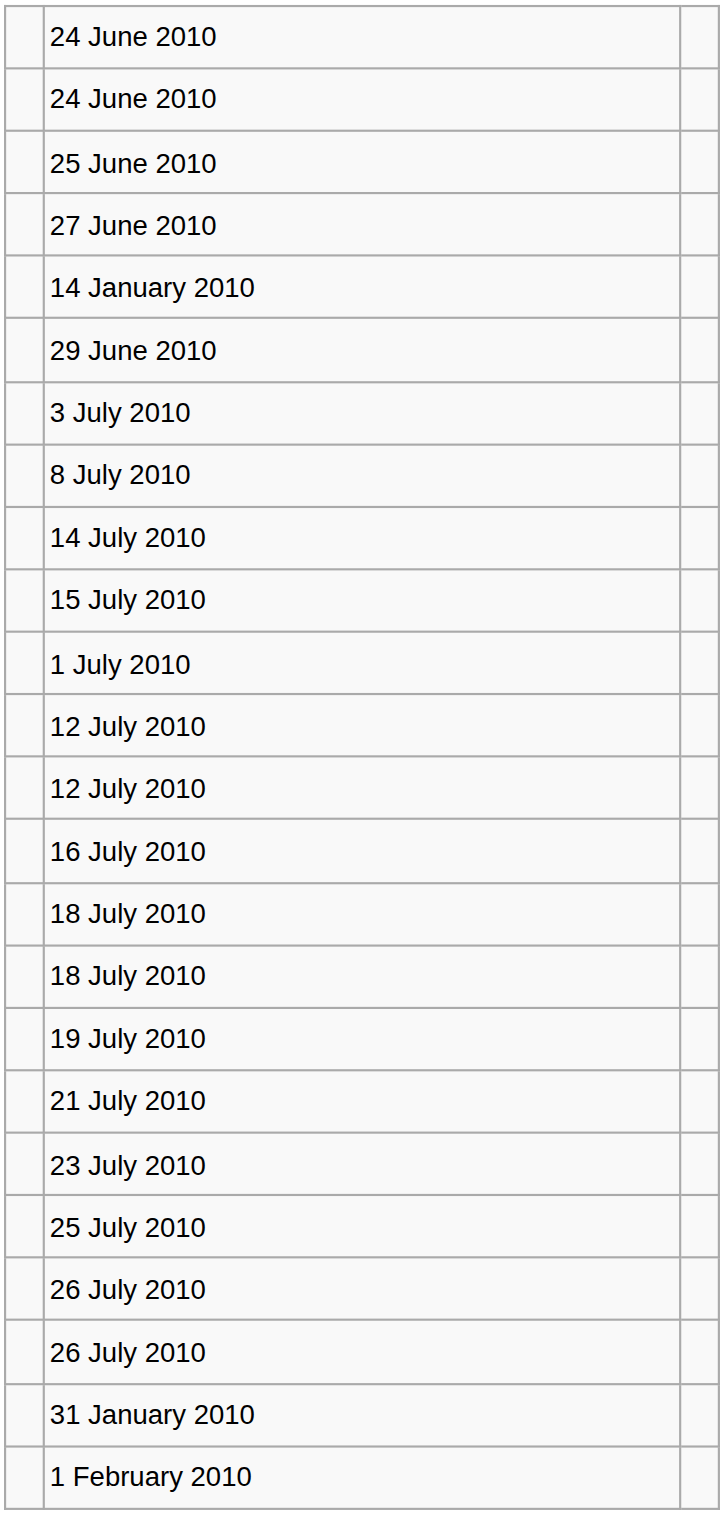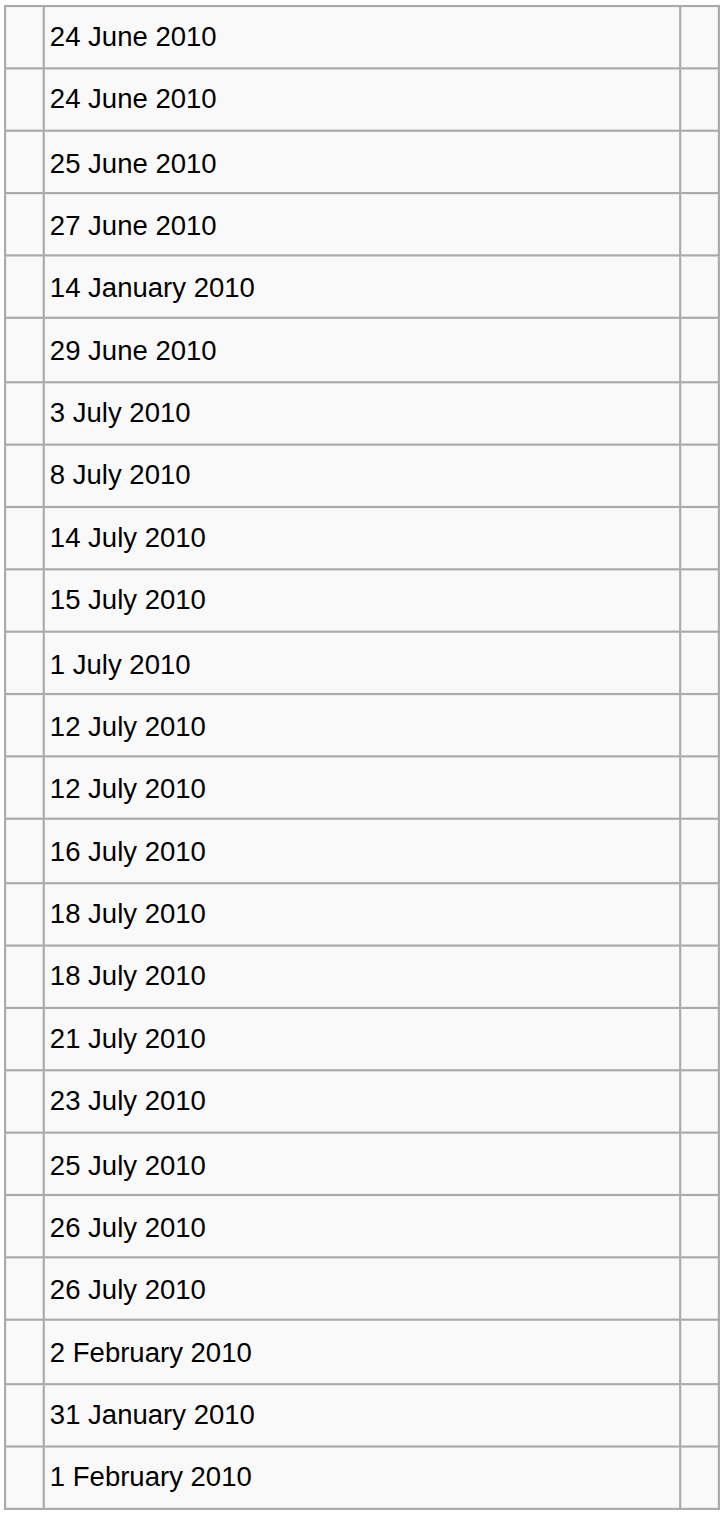- row: (24, 1039)
+ row: (24, 1352)
